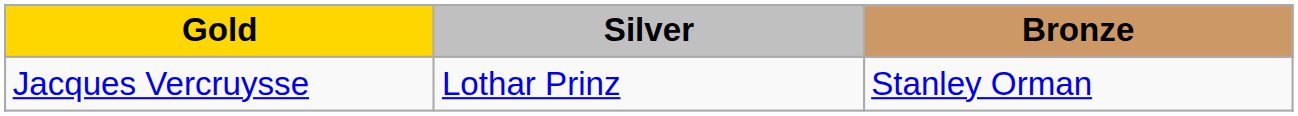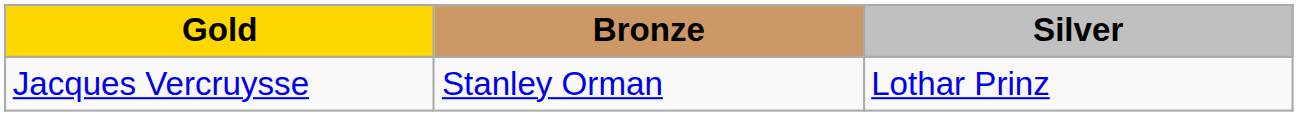columns swapped: (649, 30) <-> (1078, 30)
